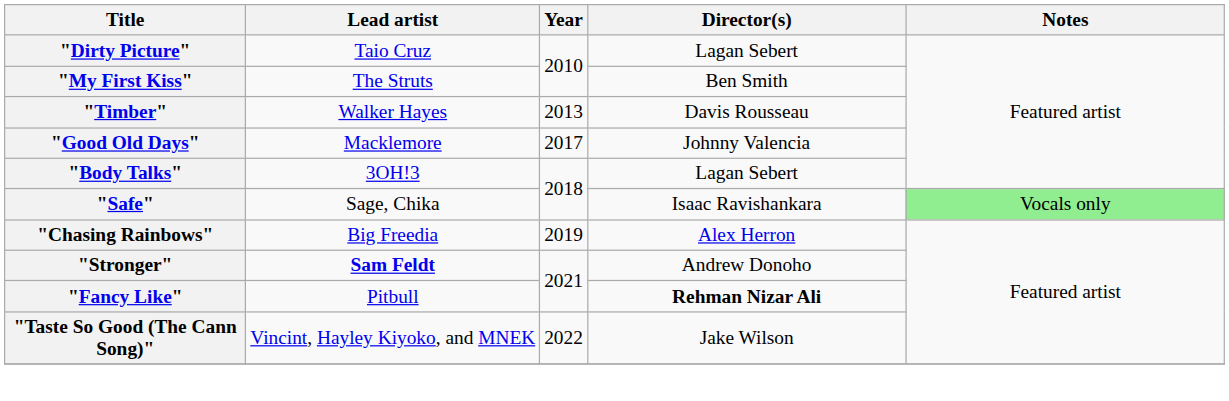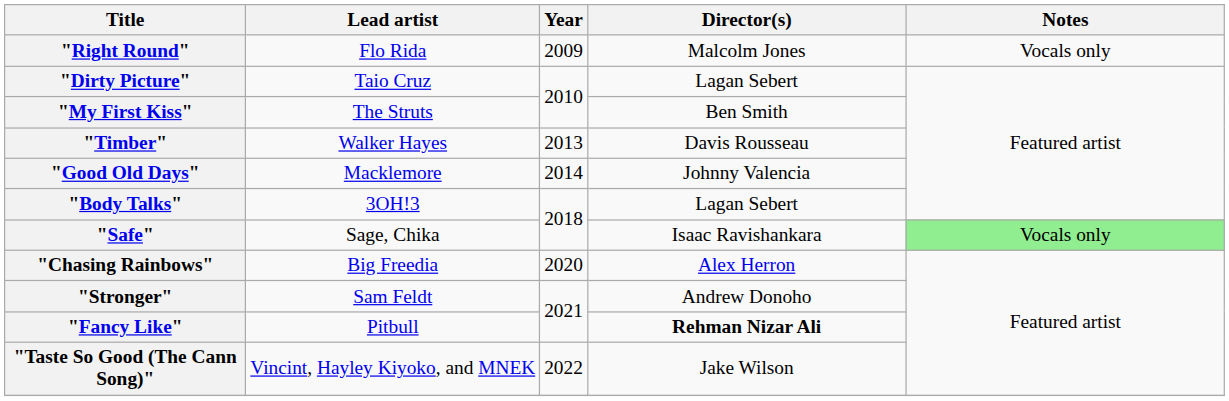+ row: (125, 50)
(563, 142) 2017 -> (563, 173) 2014
(563, 234) 2019 -> (563, 265) 2020
(393, 265) bold -> (393, 296) normal
